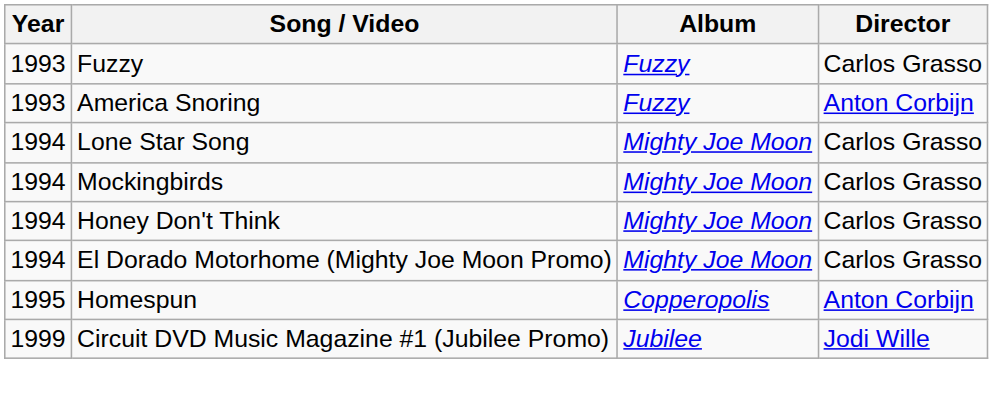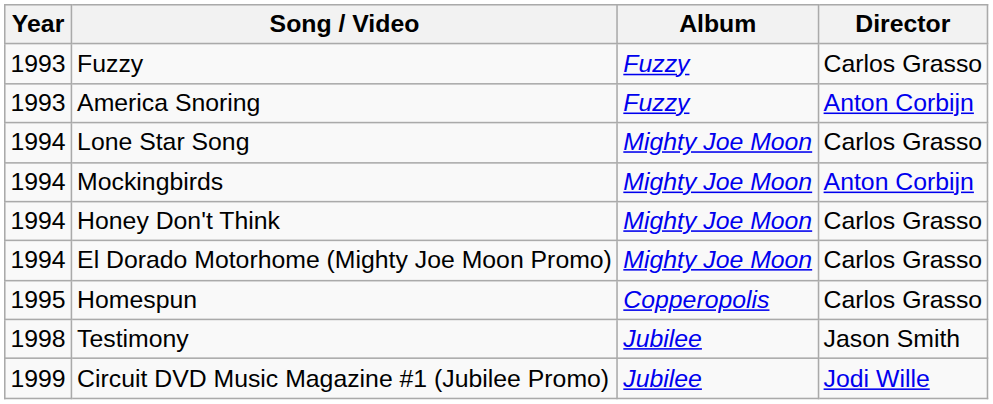(903, 181) Carlos Grasso -> (899, 181) Anton Corbijn
(899, 299) Anton Corbijn -> (903, 299) Carlos Grasso
+ row: (133, 338)
